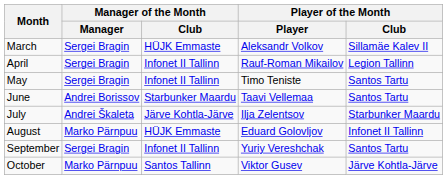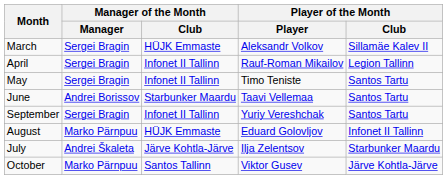rows swapped: (16, 115) <-> (33, 149)
